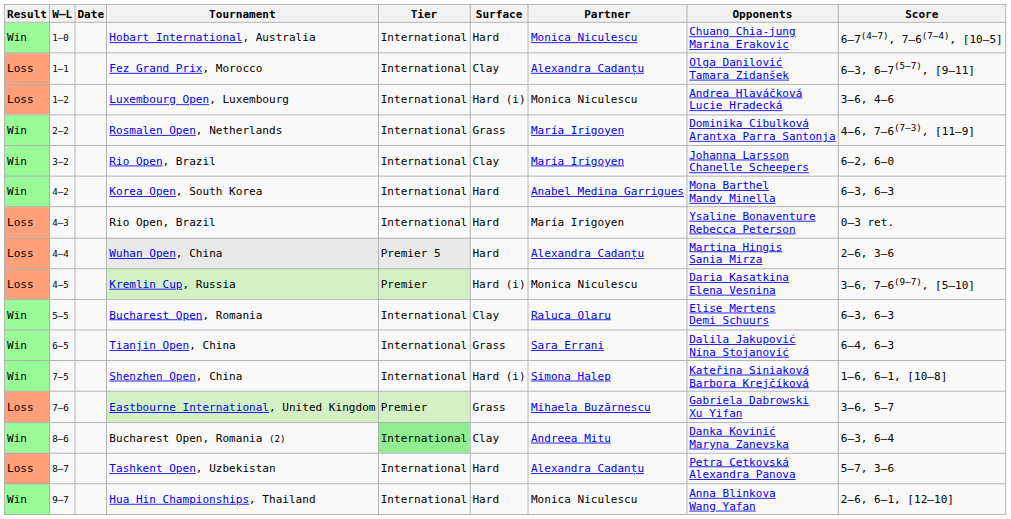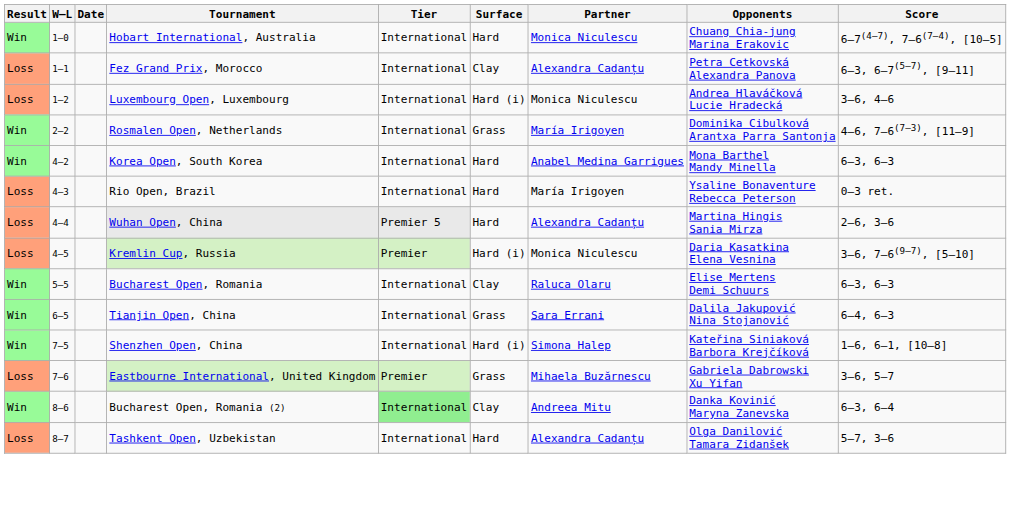(739, 69) Olga Danilović Tamara Zidanšek -> (742, 69) Petra Cetkovská Alexandra Panova
- row: (61, 162)
(742, 468) Petra Cetkovská Alexandra Panova -> (739, 438) Olga Danilović Tamara Zidanšek
- row: (61, 500)
